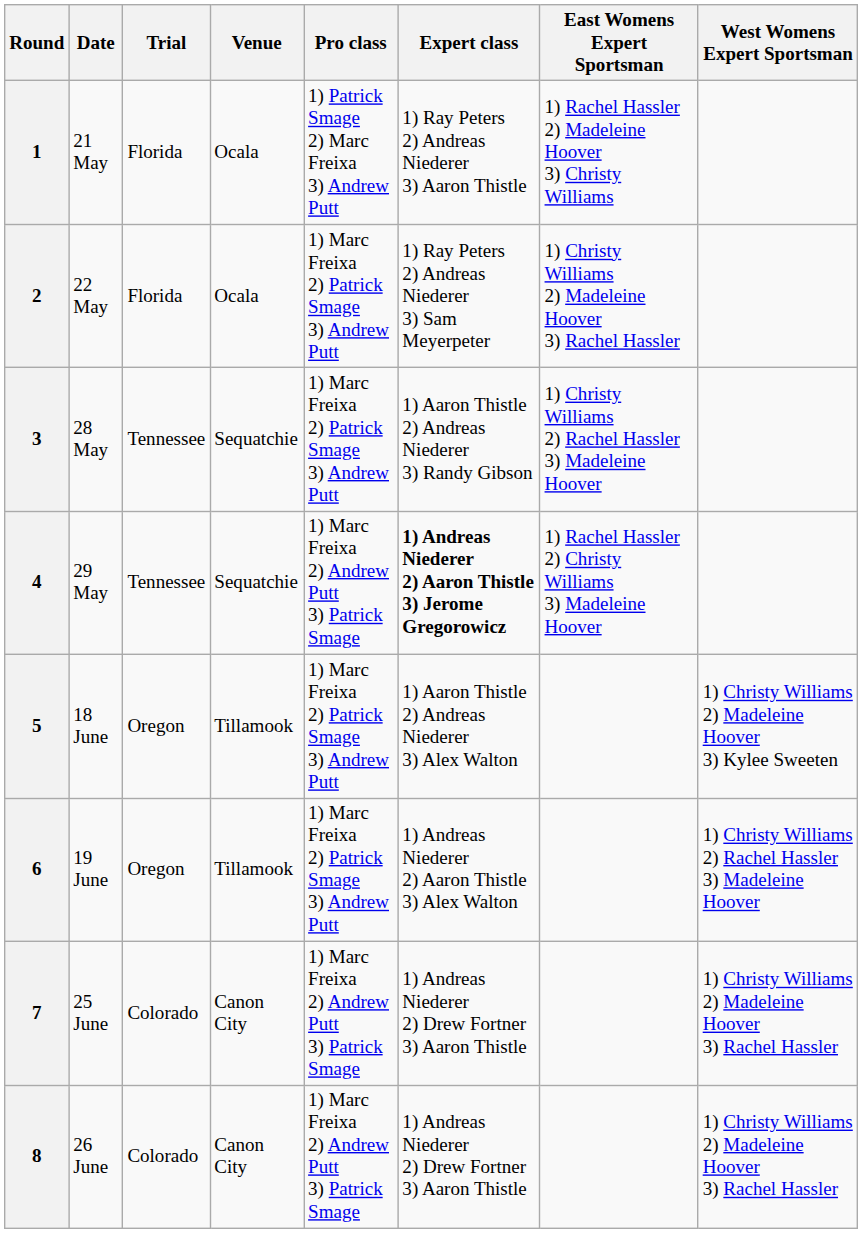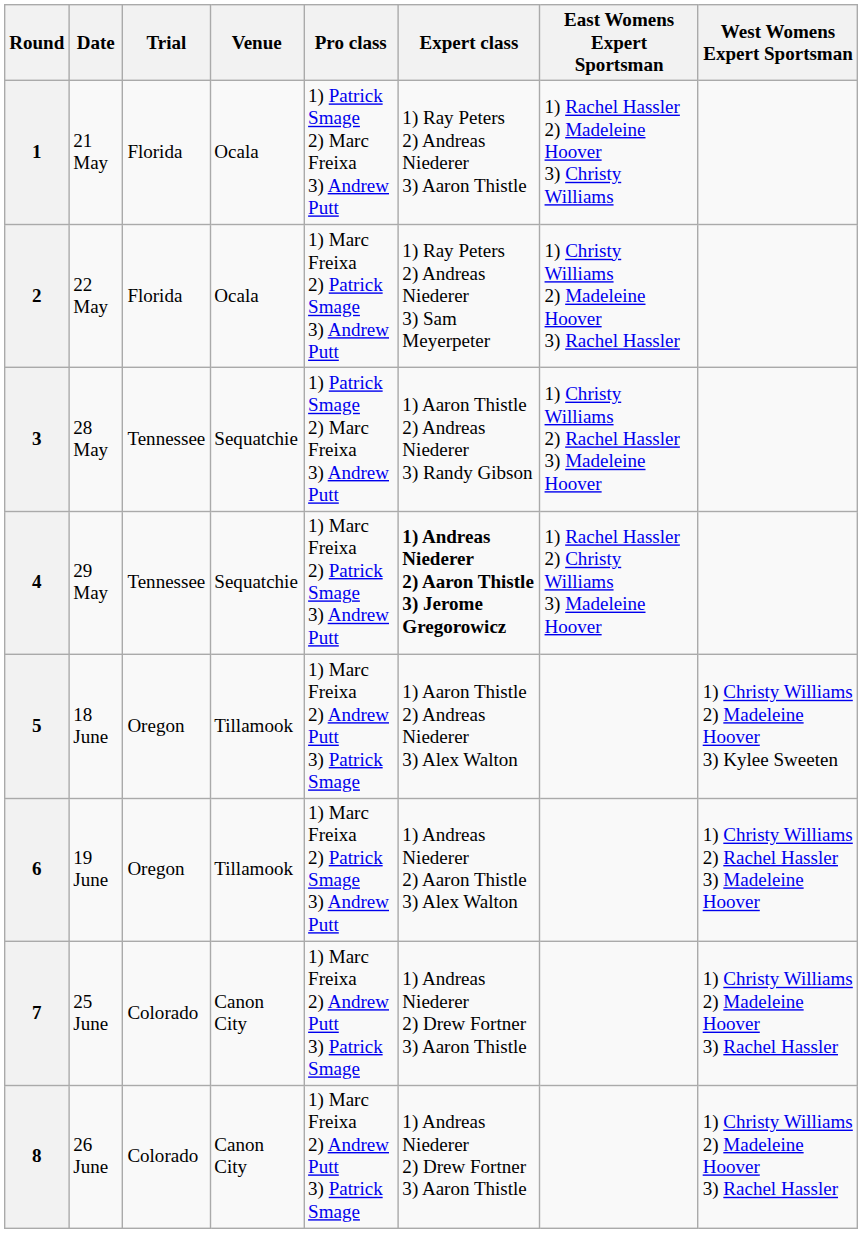(349, 438) 1) Marc Freixa 2) Patrick Smage 3) Andrew Putt -> (349, 438) 1) Patrick Smage 2) Marc Freixa 3) Andrew Putt
(349, 582) 1) Marc Freixa 2) Andrew Putt 3) Patrick Smage -> (349, 582) 1) Marc Freixa 2) Patrick Smage 3) Andrew Putt
(349, 725) 1) Marc Freixa 2) Patrick Smage 3) Andrew Putt -> (349, 725) 1) Marc Freixa 2) Andrew Putt 3) Patrick Smage
